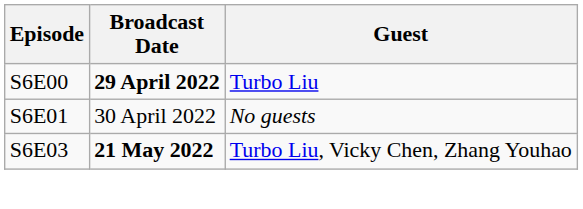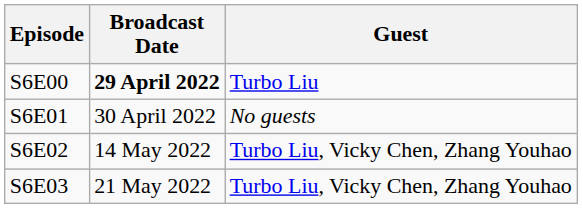+ row: (39, 150)
(154, 150) bold -> (153, 185) normal
